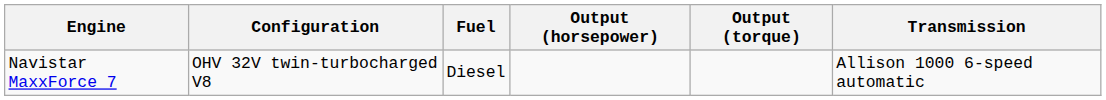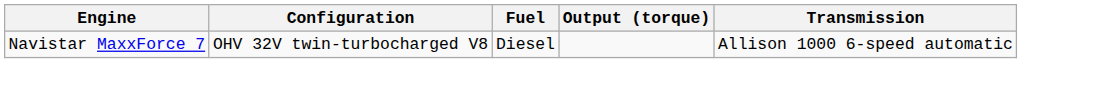- column: (600, 27)
